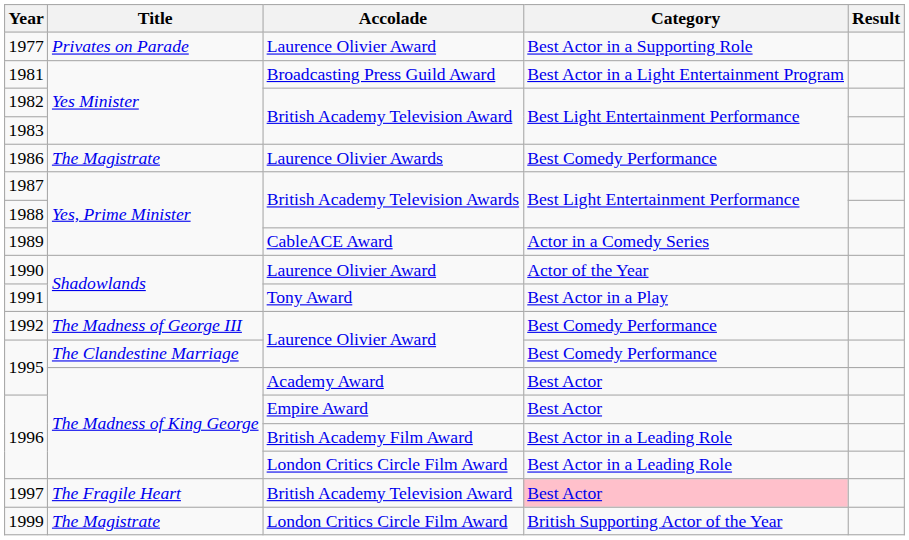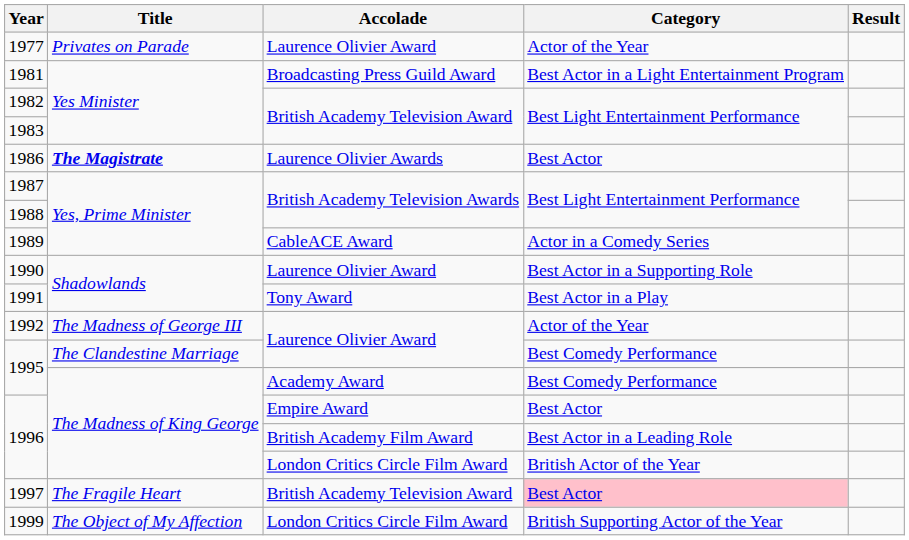(640, 46) Best Actor in a Supporting Role -> (588, 46) Actor of the Year
(106, 158) normal -> (107, 158) bold
(622, 158) Best Comedy Performance -> (565, 158) Best Actor
(588, 269) Actor of the Year -> (640, 269) Best Actor in a Supporting Role
(622, 325) Best Comedy Performance -> (588, 325) Actor of the Year
(565, 381) Best Actor -> (622, 381) Best Comedy Performance
(630, 465) Best Actor in a Leading Role -> (614, 465) British Actor of the Year
(106, 520) The Magistrate -> (147, 520) The Object of My Affection
